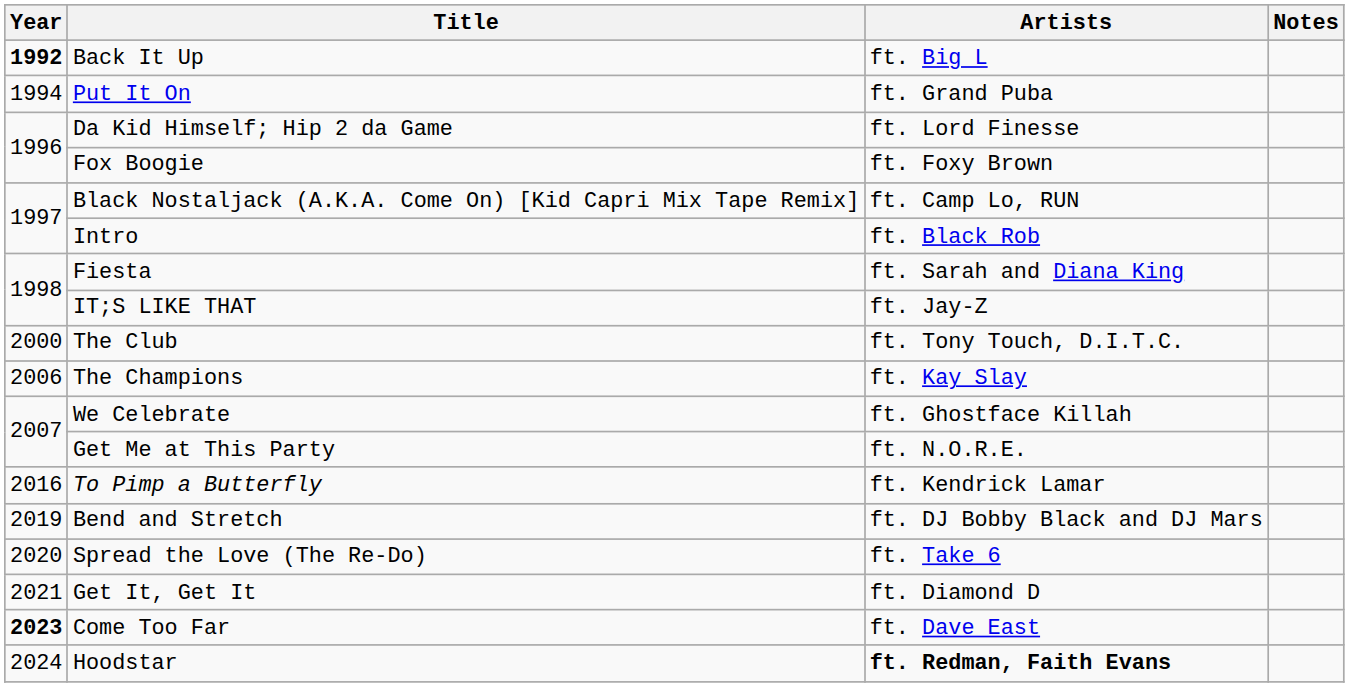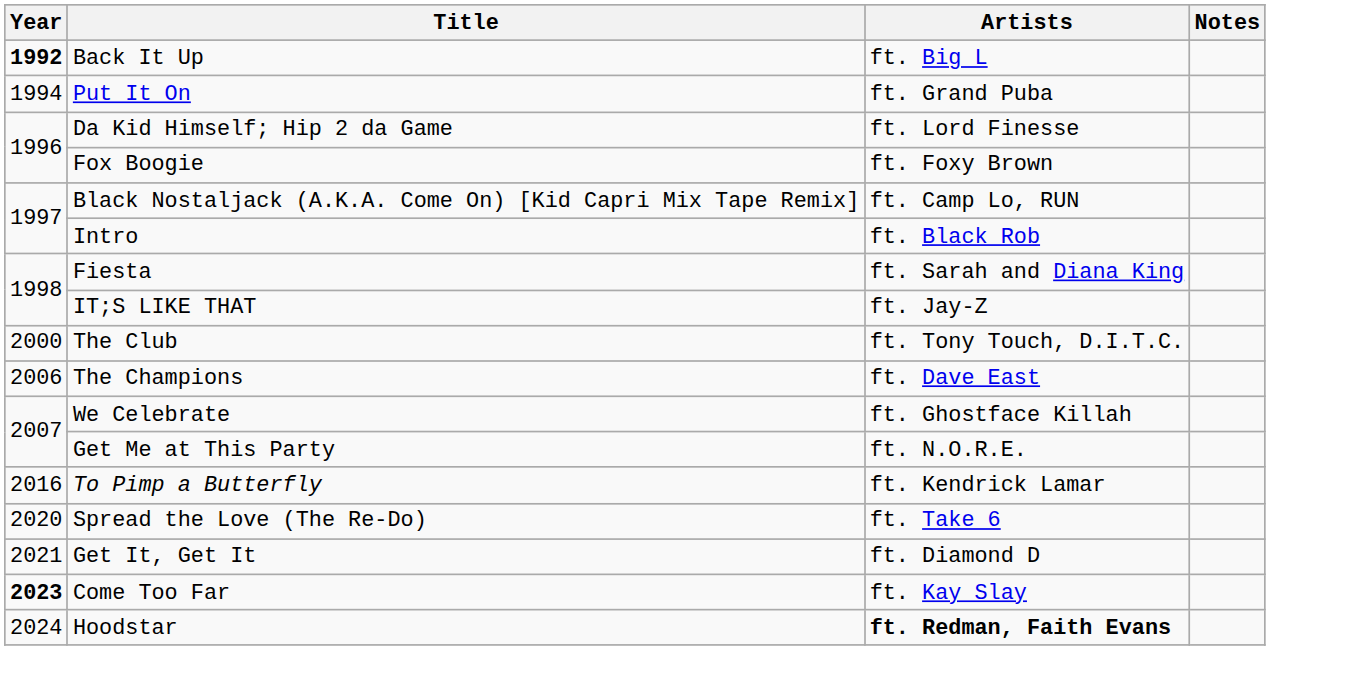(948, 379) ft. Kay Slay -> (955, 379) ft. Dave East
- row: (178, 521)
(955, 628) ft. Dave East -> (948, 592) ft. Kay Slay
